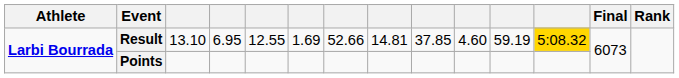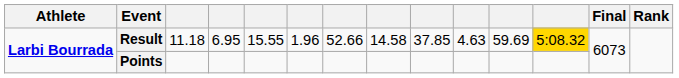(188, 40) 13.10 -> (187, 40) 11.18
(267, 40) 12.55 -> (266, 40) 15.55
(306, 40) 1.69 -> (305, 40) 1.96
(389, 40) 14.81 -> (388, 40) 14.58
(473, 40) 4.60 -> (471, 40) 4.63
(512, 40) 59.19 -> (511, 40) 59.69
